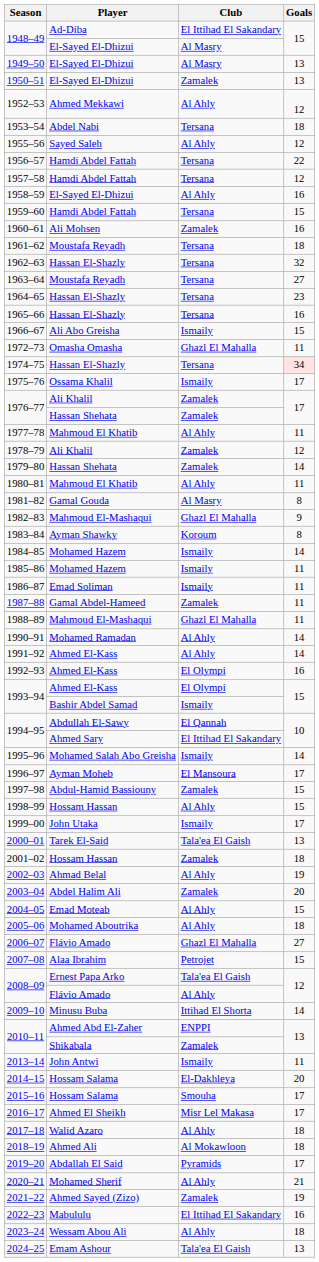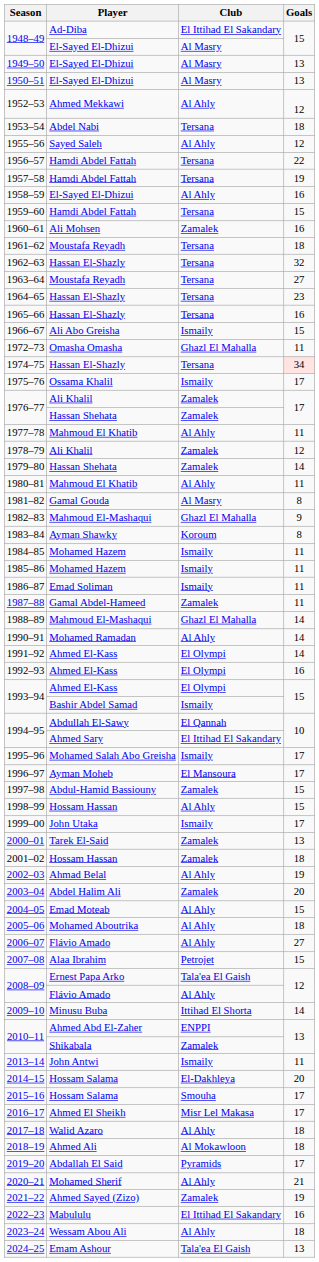(199, 81) Zamalek -> (201, 81) Al Masry
(299, 178) 12 -> (299, 178) 19
(299, 552) 14 -> (299, 552) 11
(299, 620) 11 -> (299, 620) 14
(198, 654) Al Ahly -> (203, 654) El Olympi
(299, 756) 14 -> (299, 756) 17
(216, 841) Tala'ea El Gaish -> (199, 841) Zamalek
(219, 943) Ghazl El Mahalla -> (198, 943) Al Ahly
